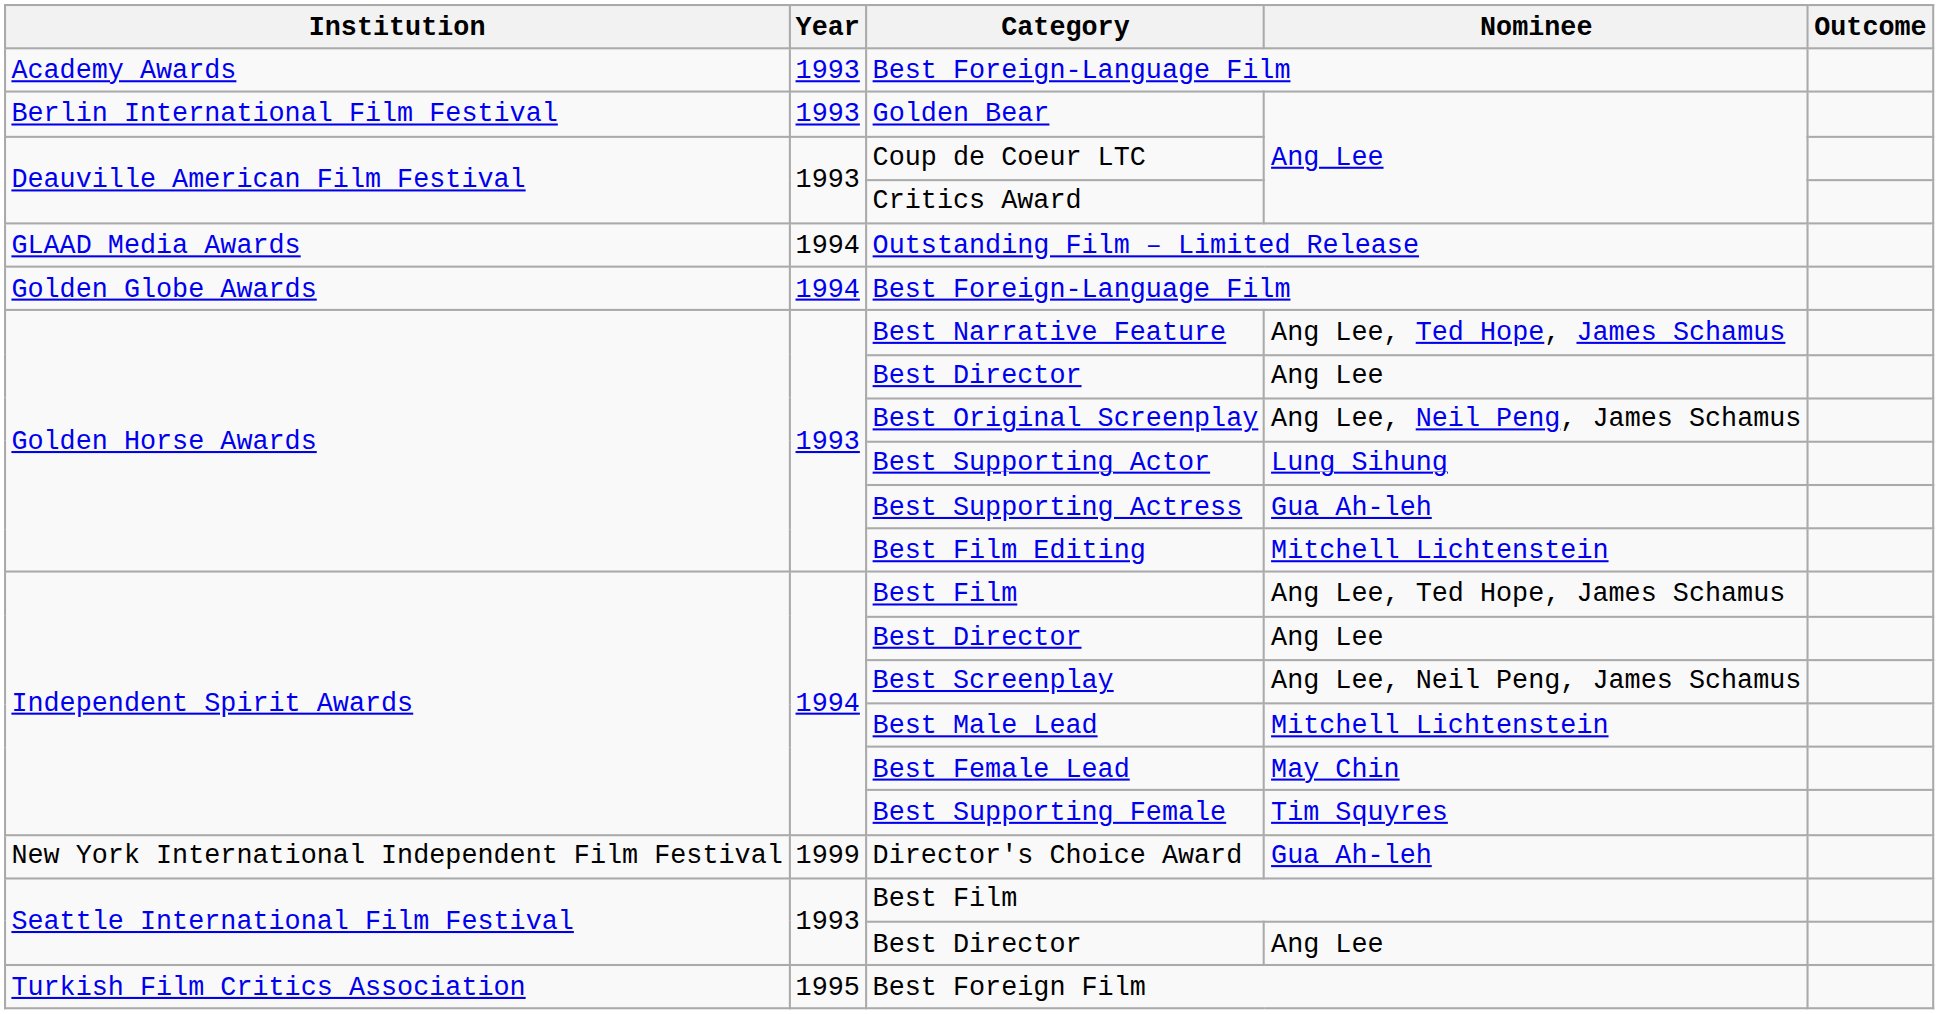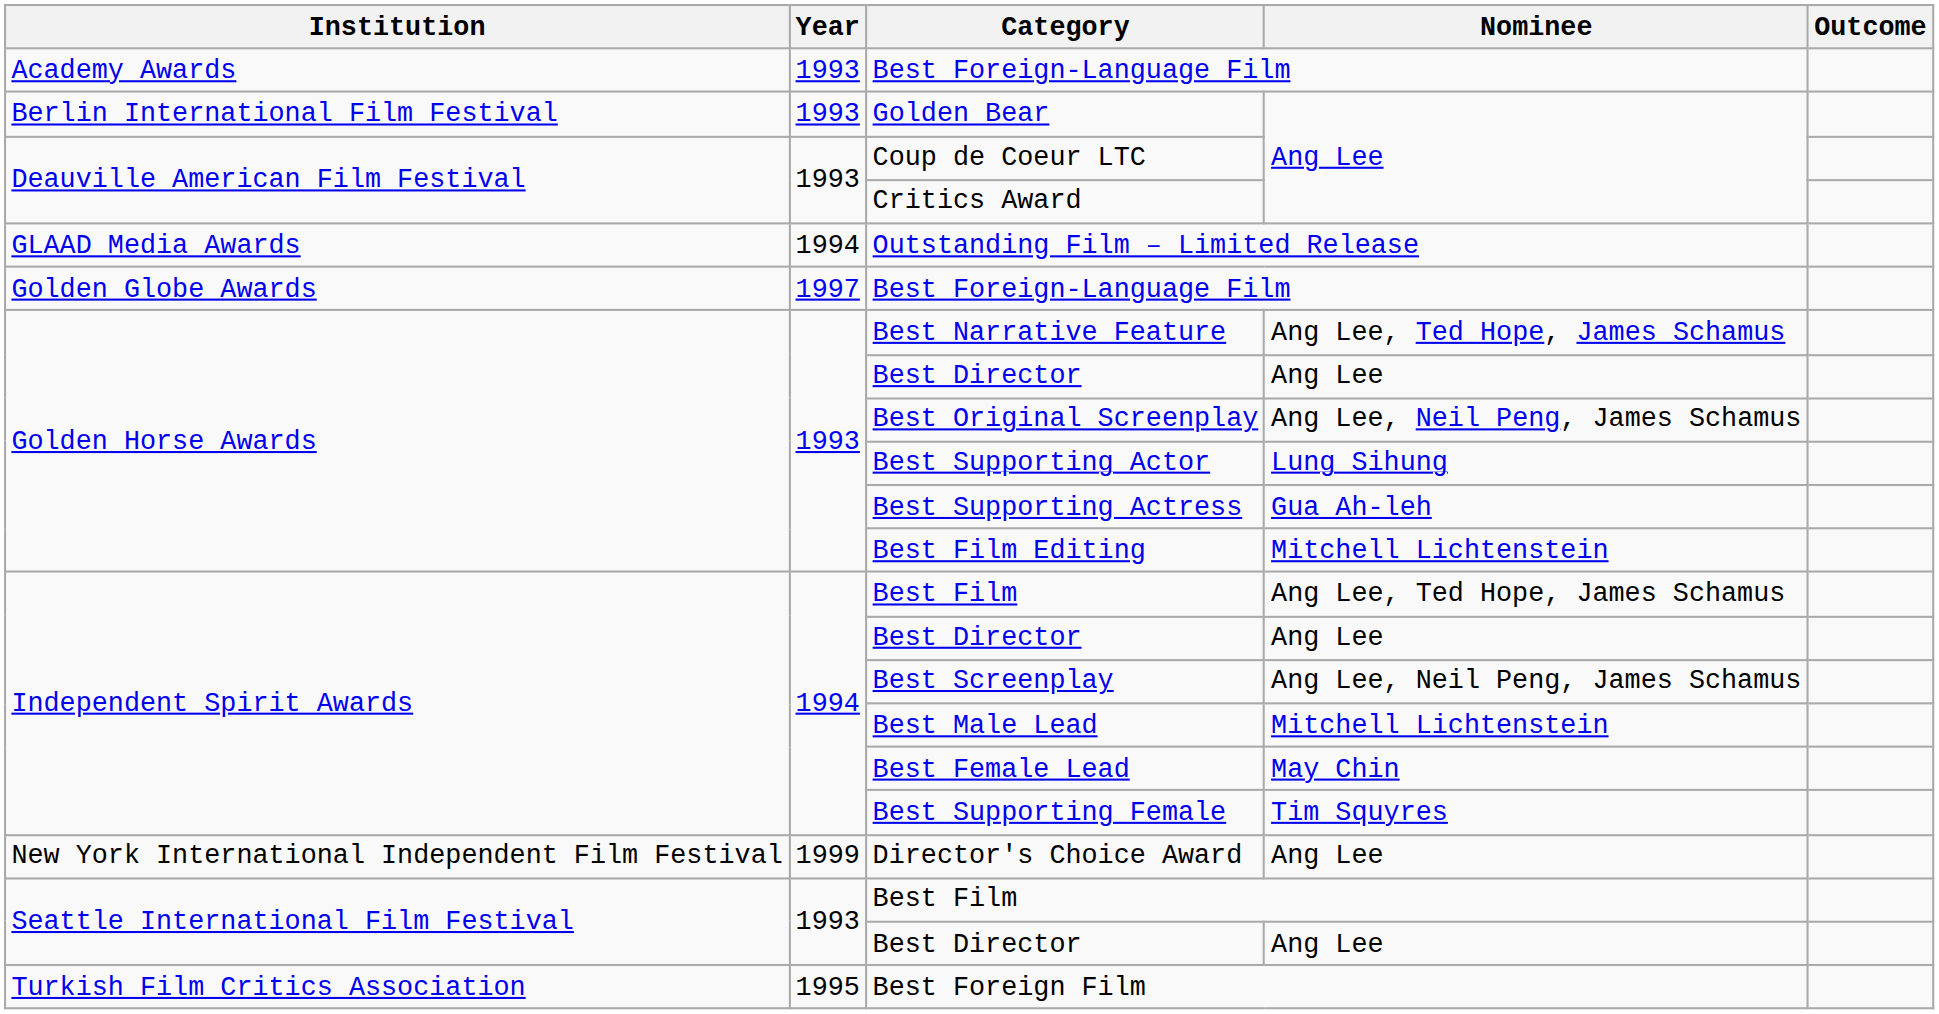(828, 289) 1994 -> (828, 289) 1997
(1351, 856) Gua Ah-leh -> (1327, 856) Ang Lee
